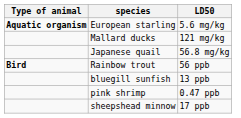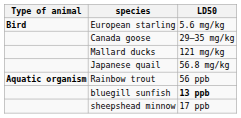(46, 25) Aquatic organism -> (16, 25) Bird
+ row: (120, 38)
(16, 65) Bird -> (46, 79) Aquatic organism
(195, 79) normal -> (195, 92) bold
- row: (118, 92)
